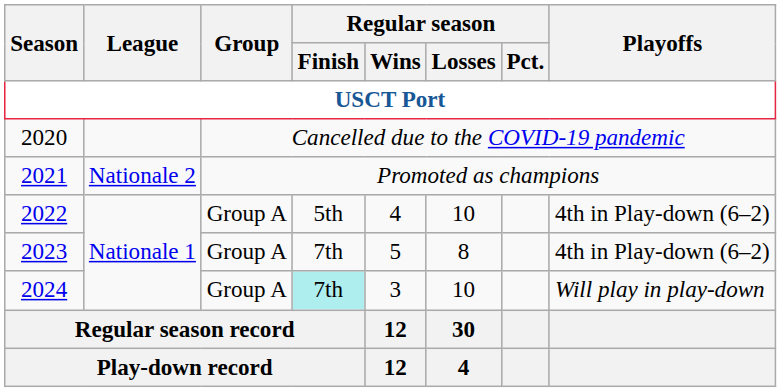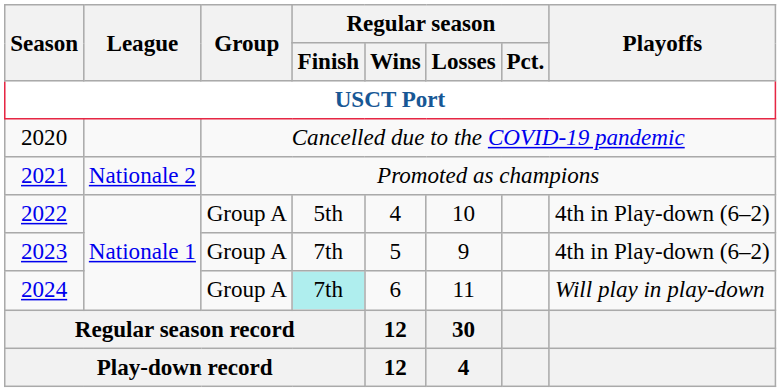(464, 252) 8 -> (464, 252) 9
(395, 290) 3 -> (395, 290) 6
(464, 290) 10 -> (464, 290) 11
